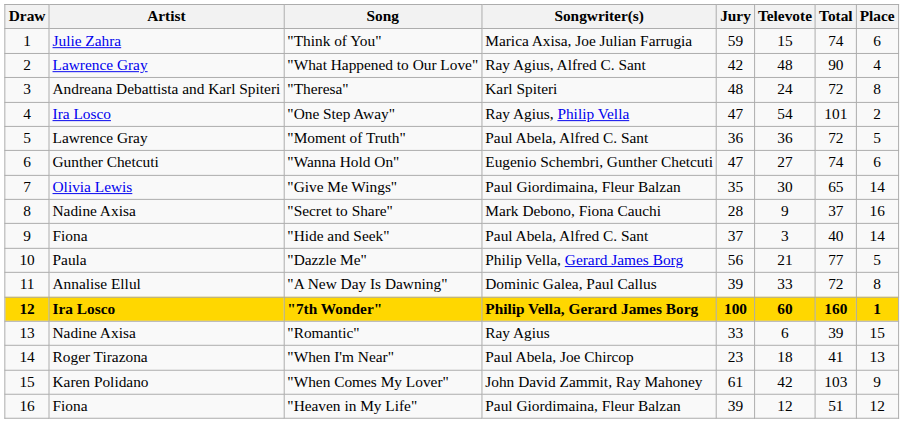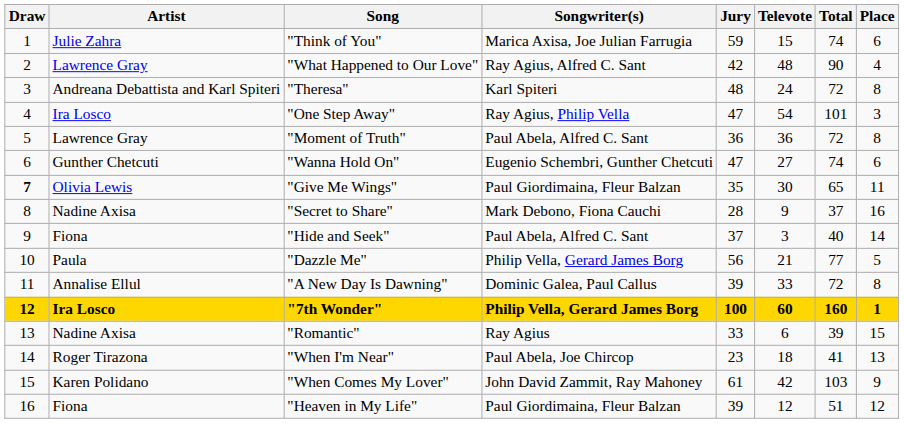(877, 114) 2 -> (877, 114) 3
(877, 138) 5 -> (877, 138) 8
(27, 187) normal -> (27, 187) bold
(877, 187) 14 -> (877, 187) 11
